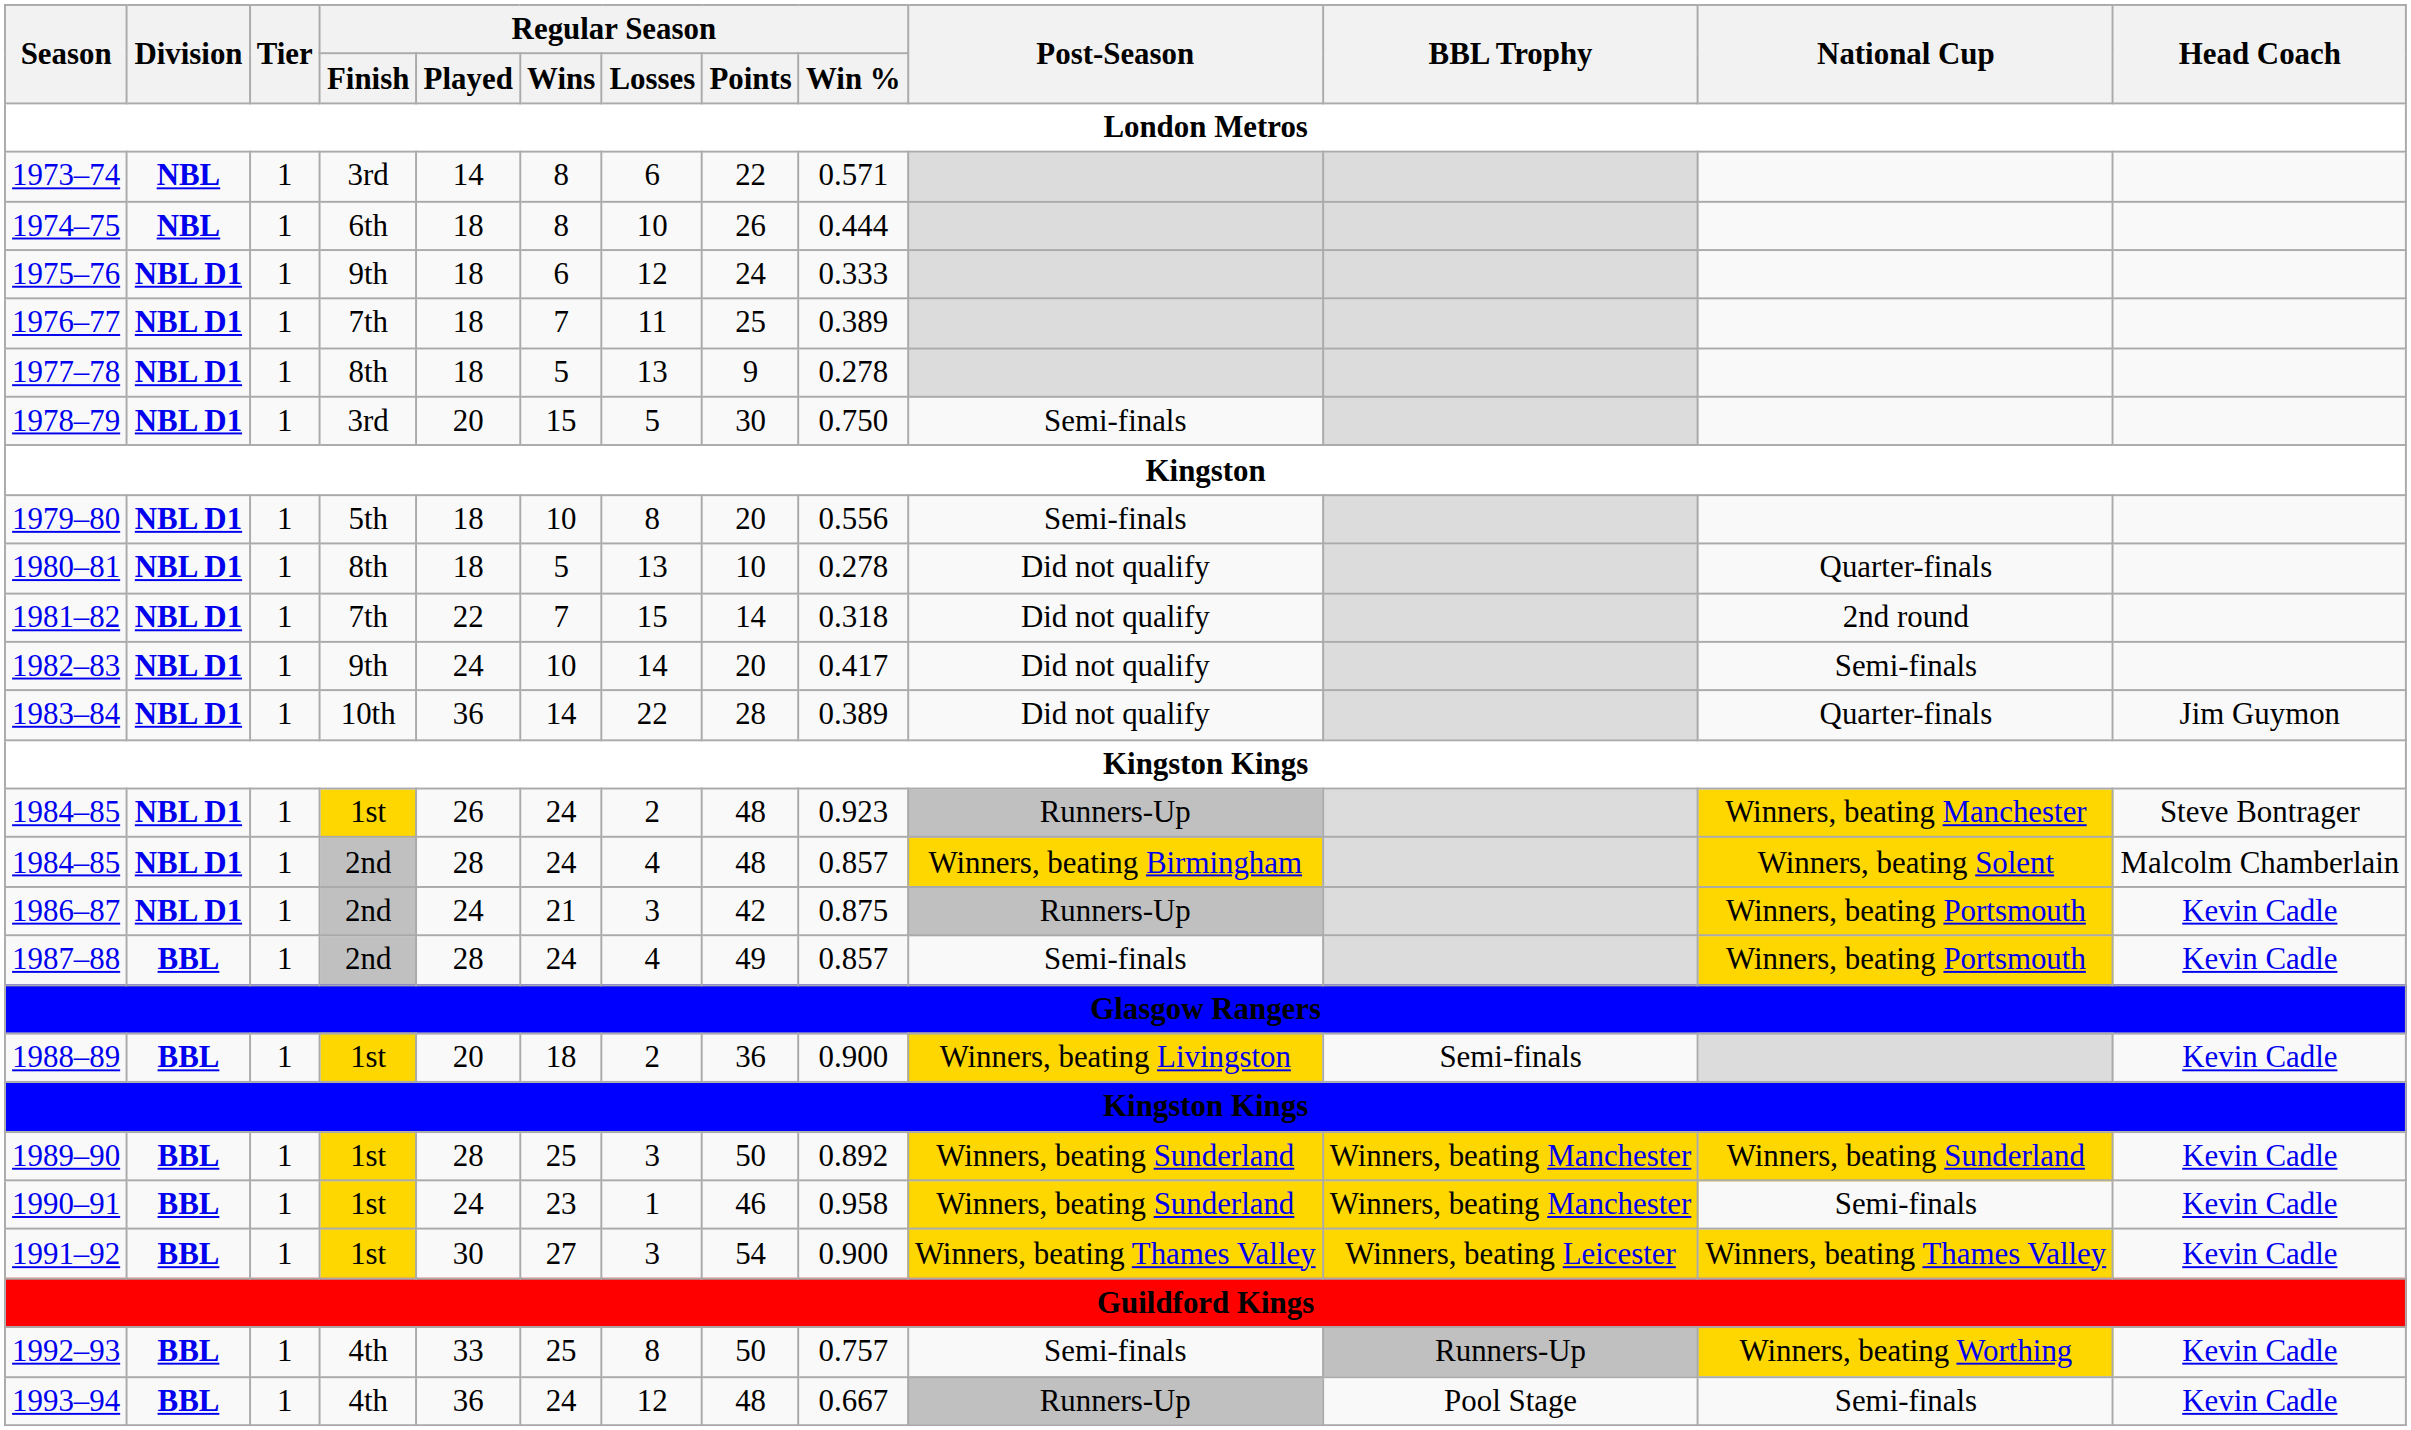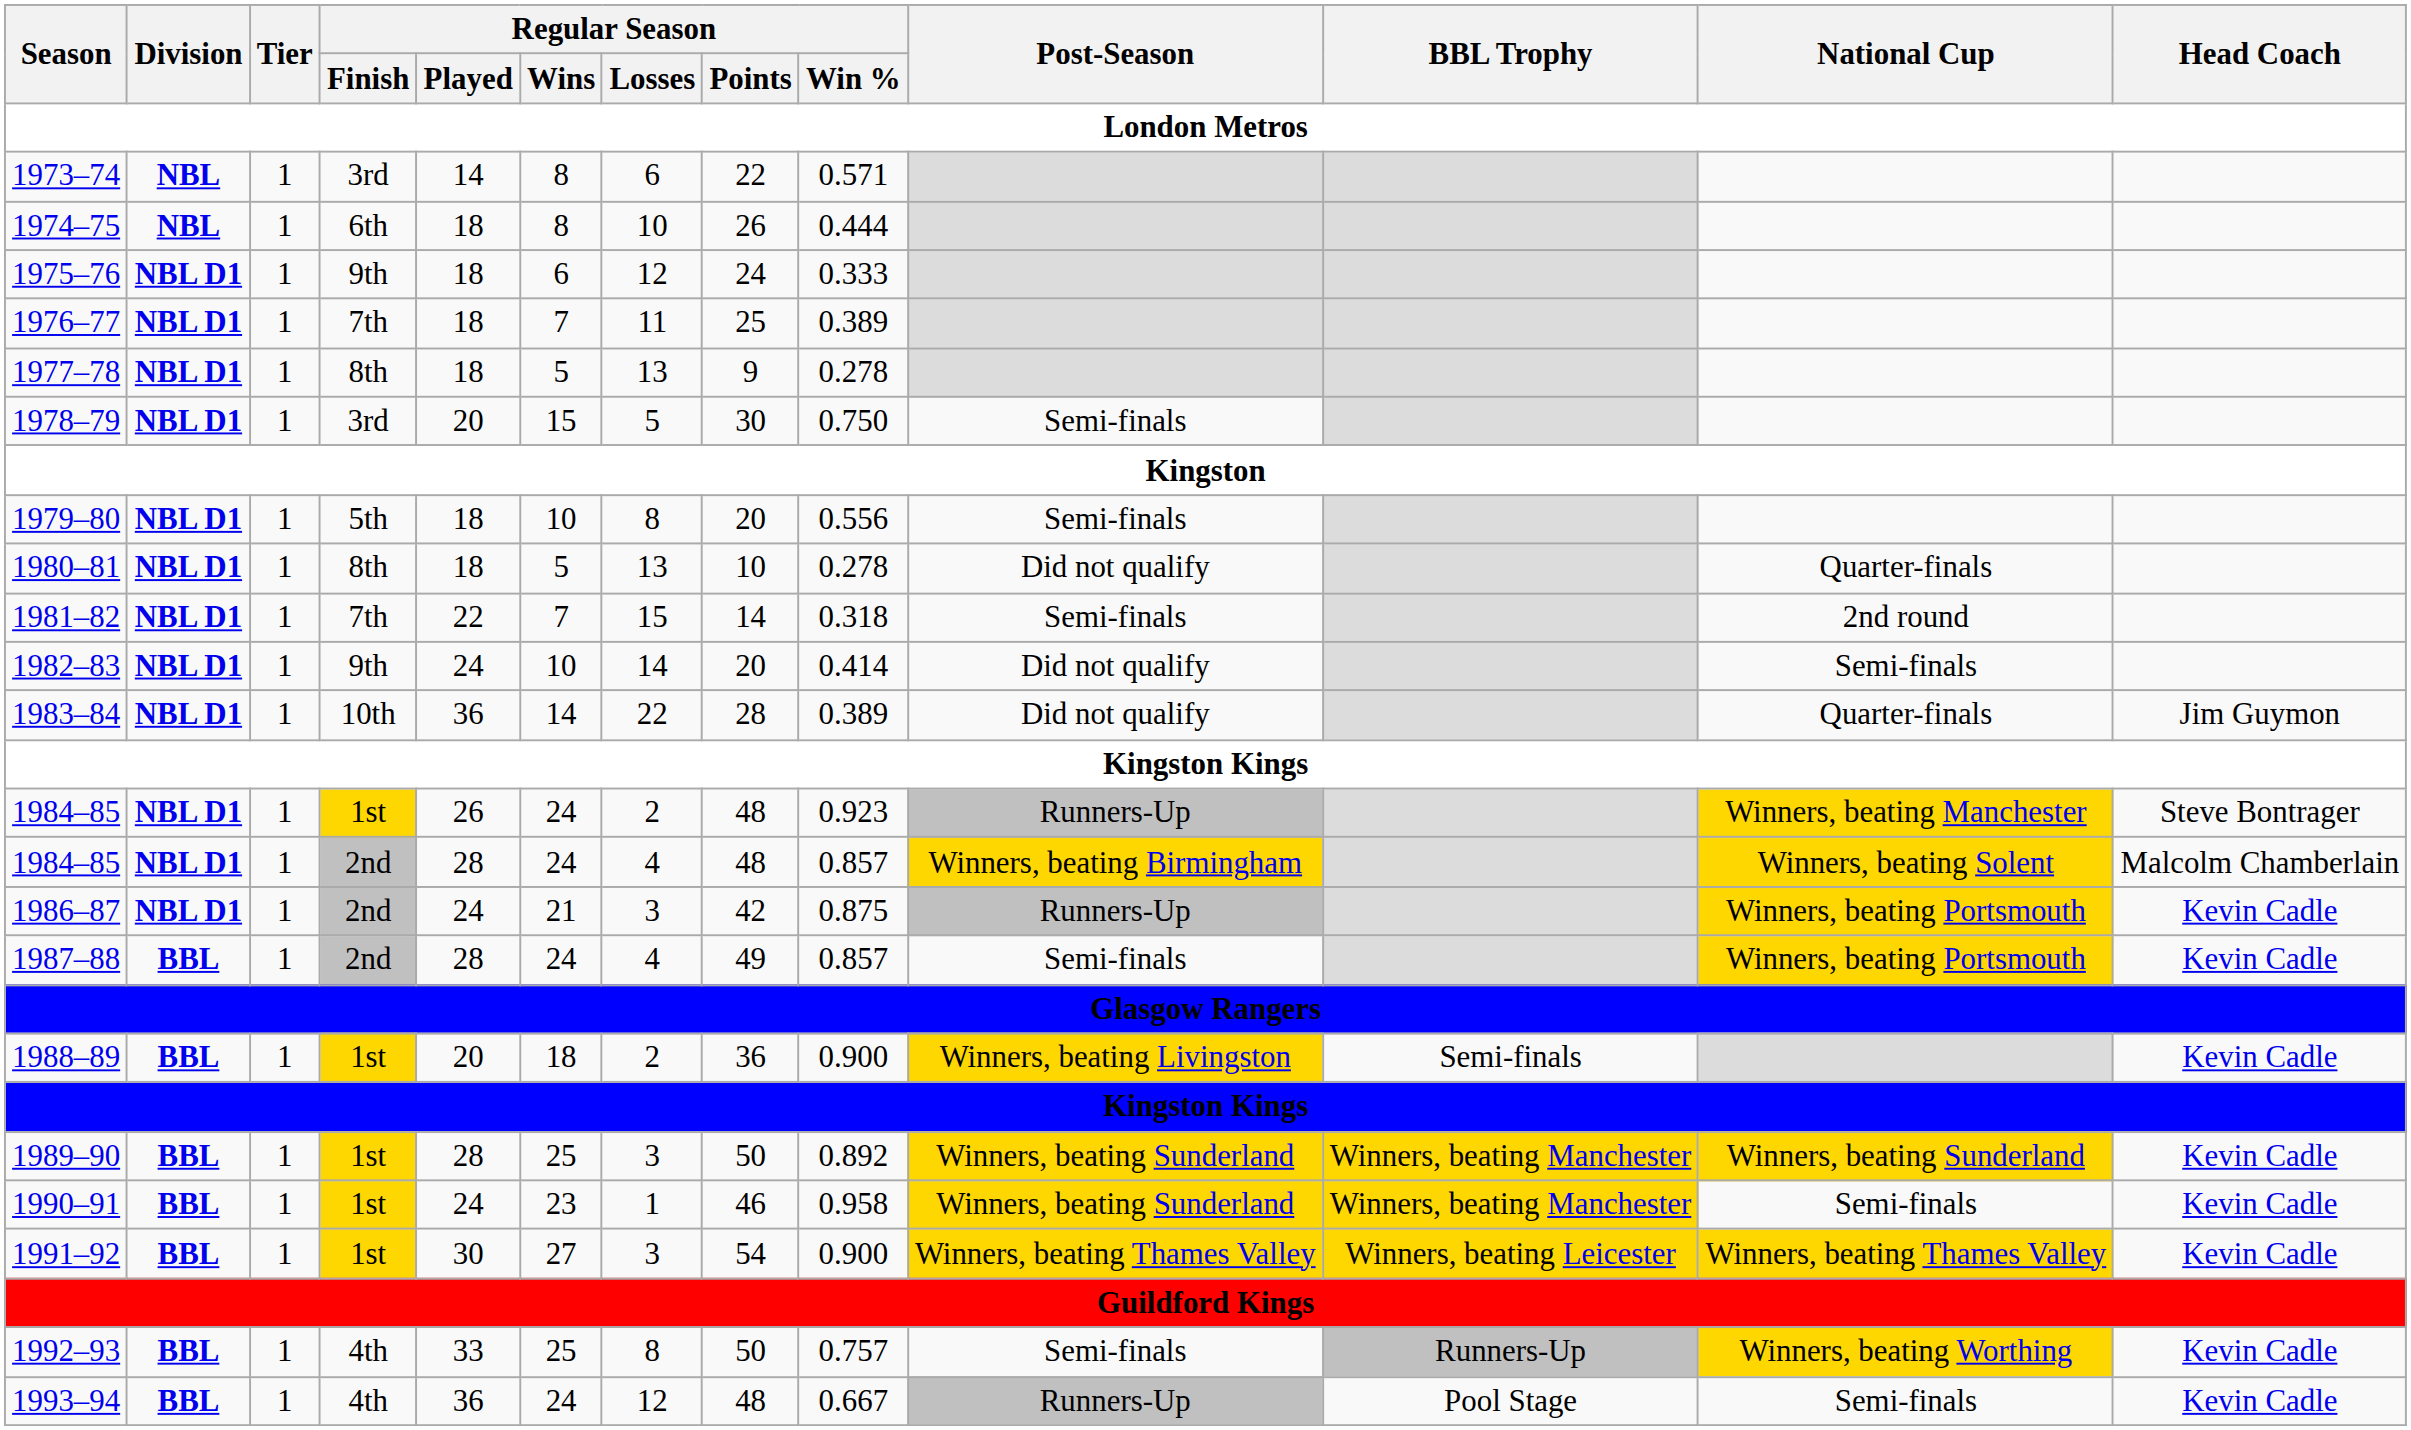(1115, 616) Did not qualify -> (1115, 616) Semi-finals
(853, 665) 0.417 -> (853, 665) 0.414
